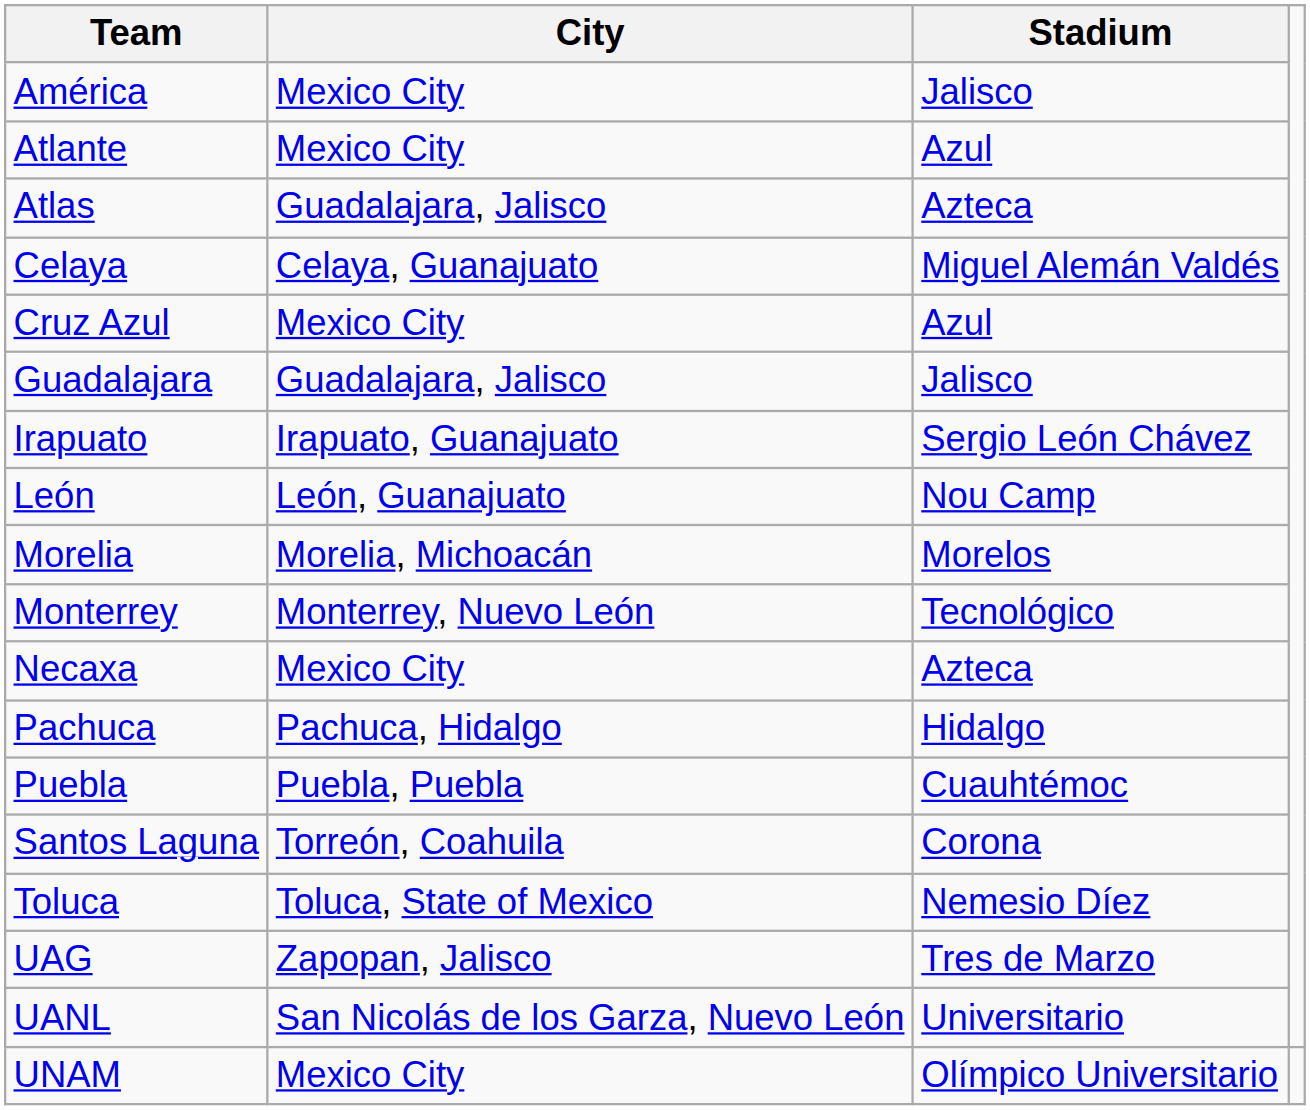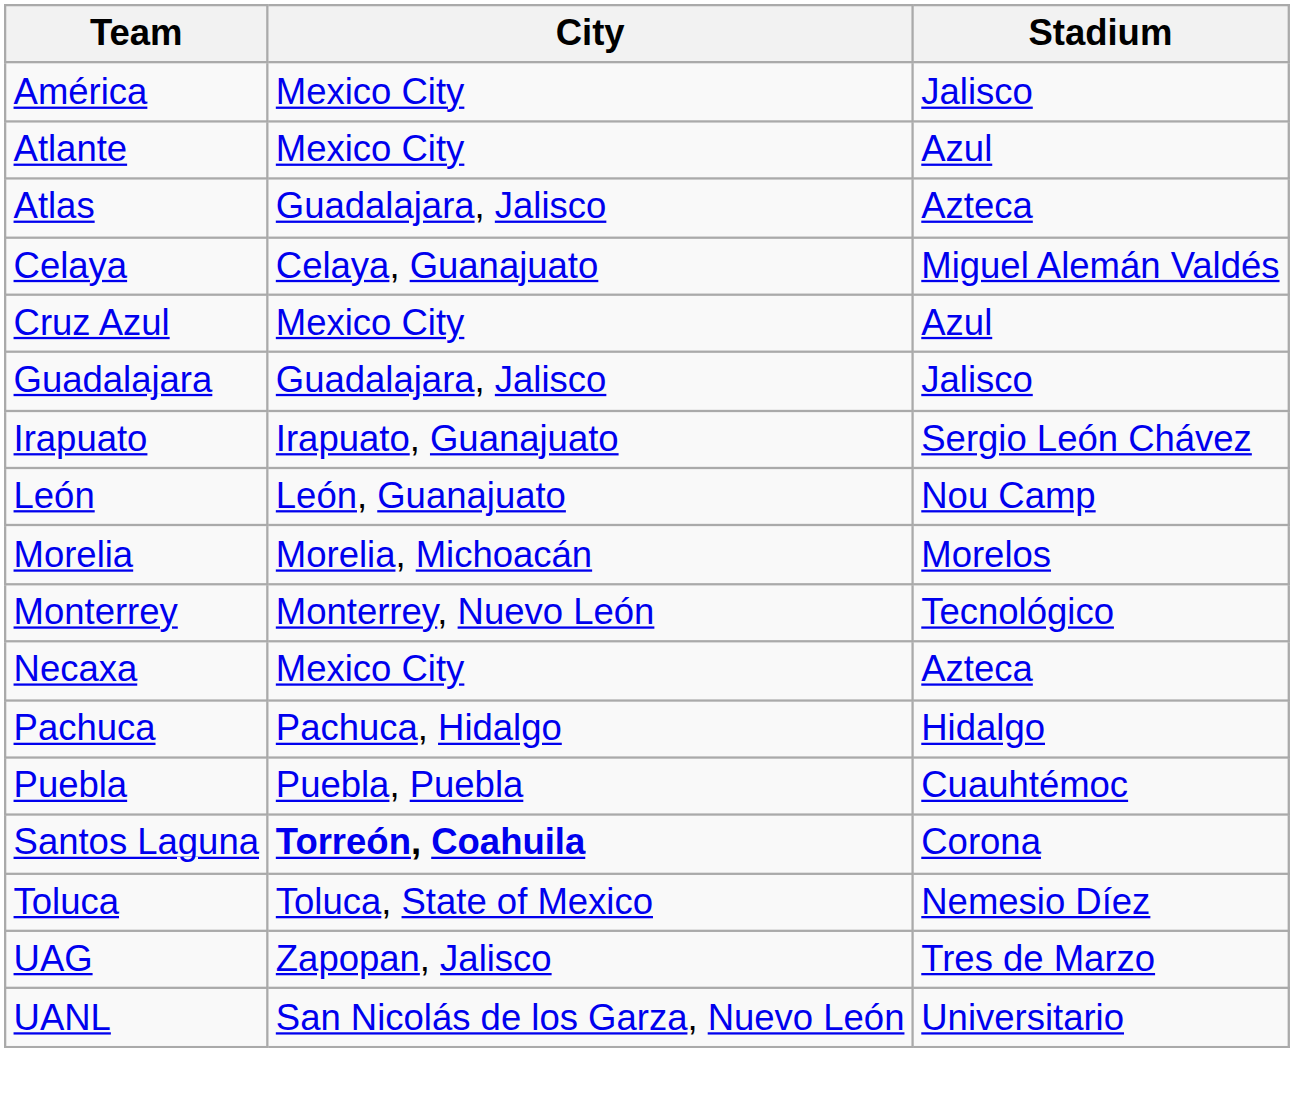(420, 843) normal -> (431, 843) bold
- row: (67, 1074)
